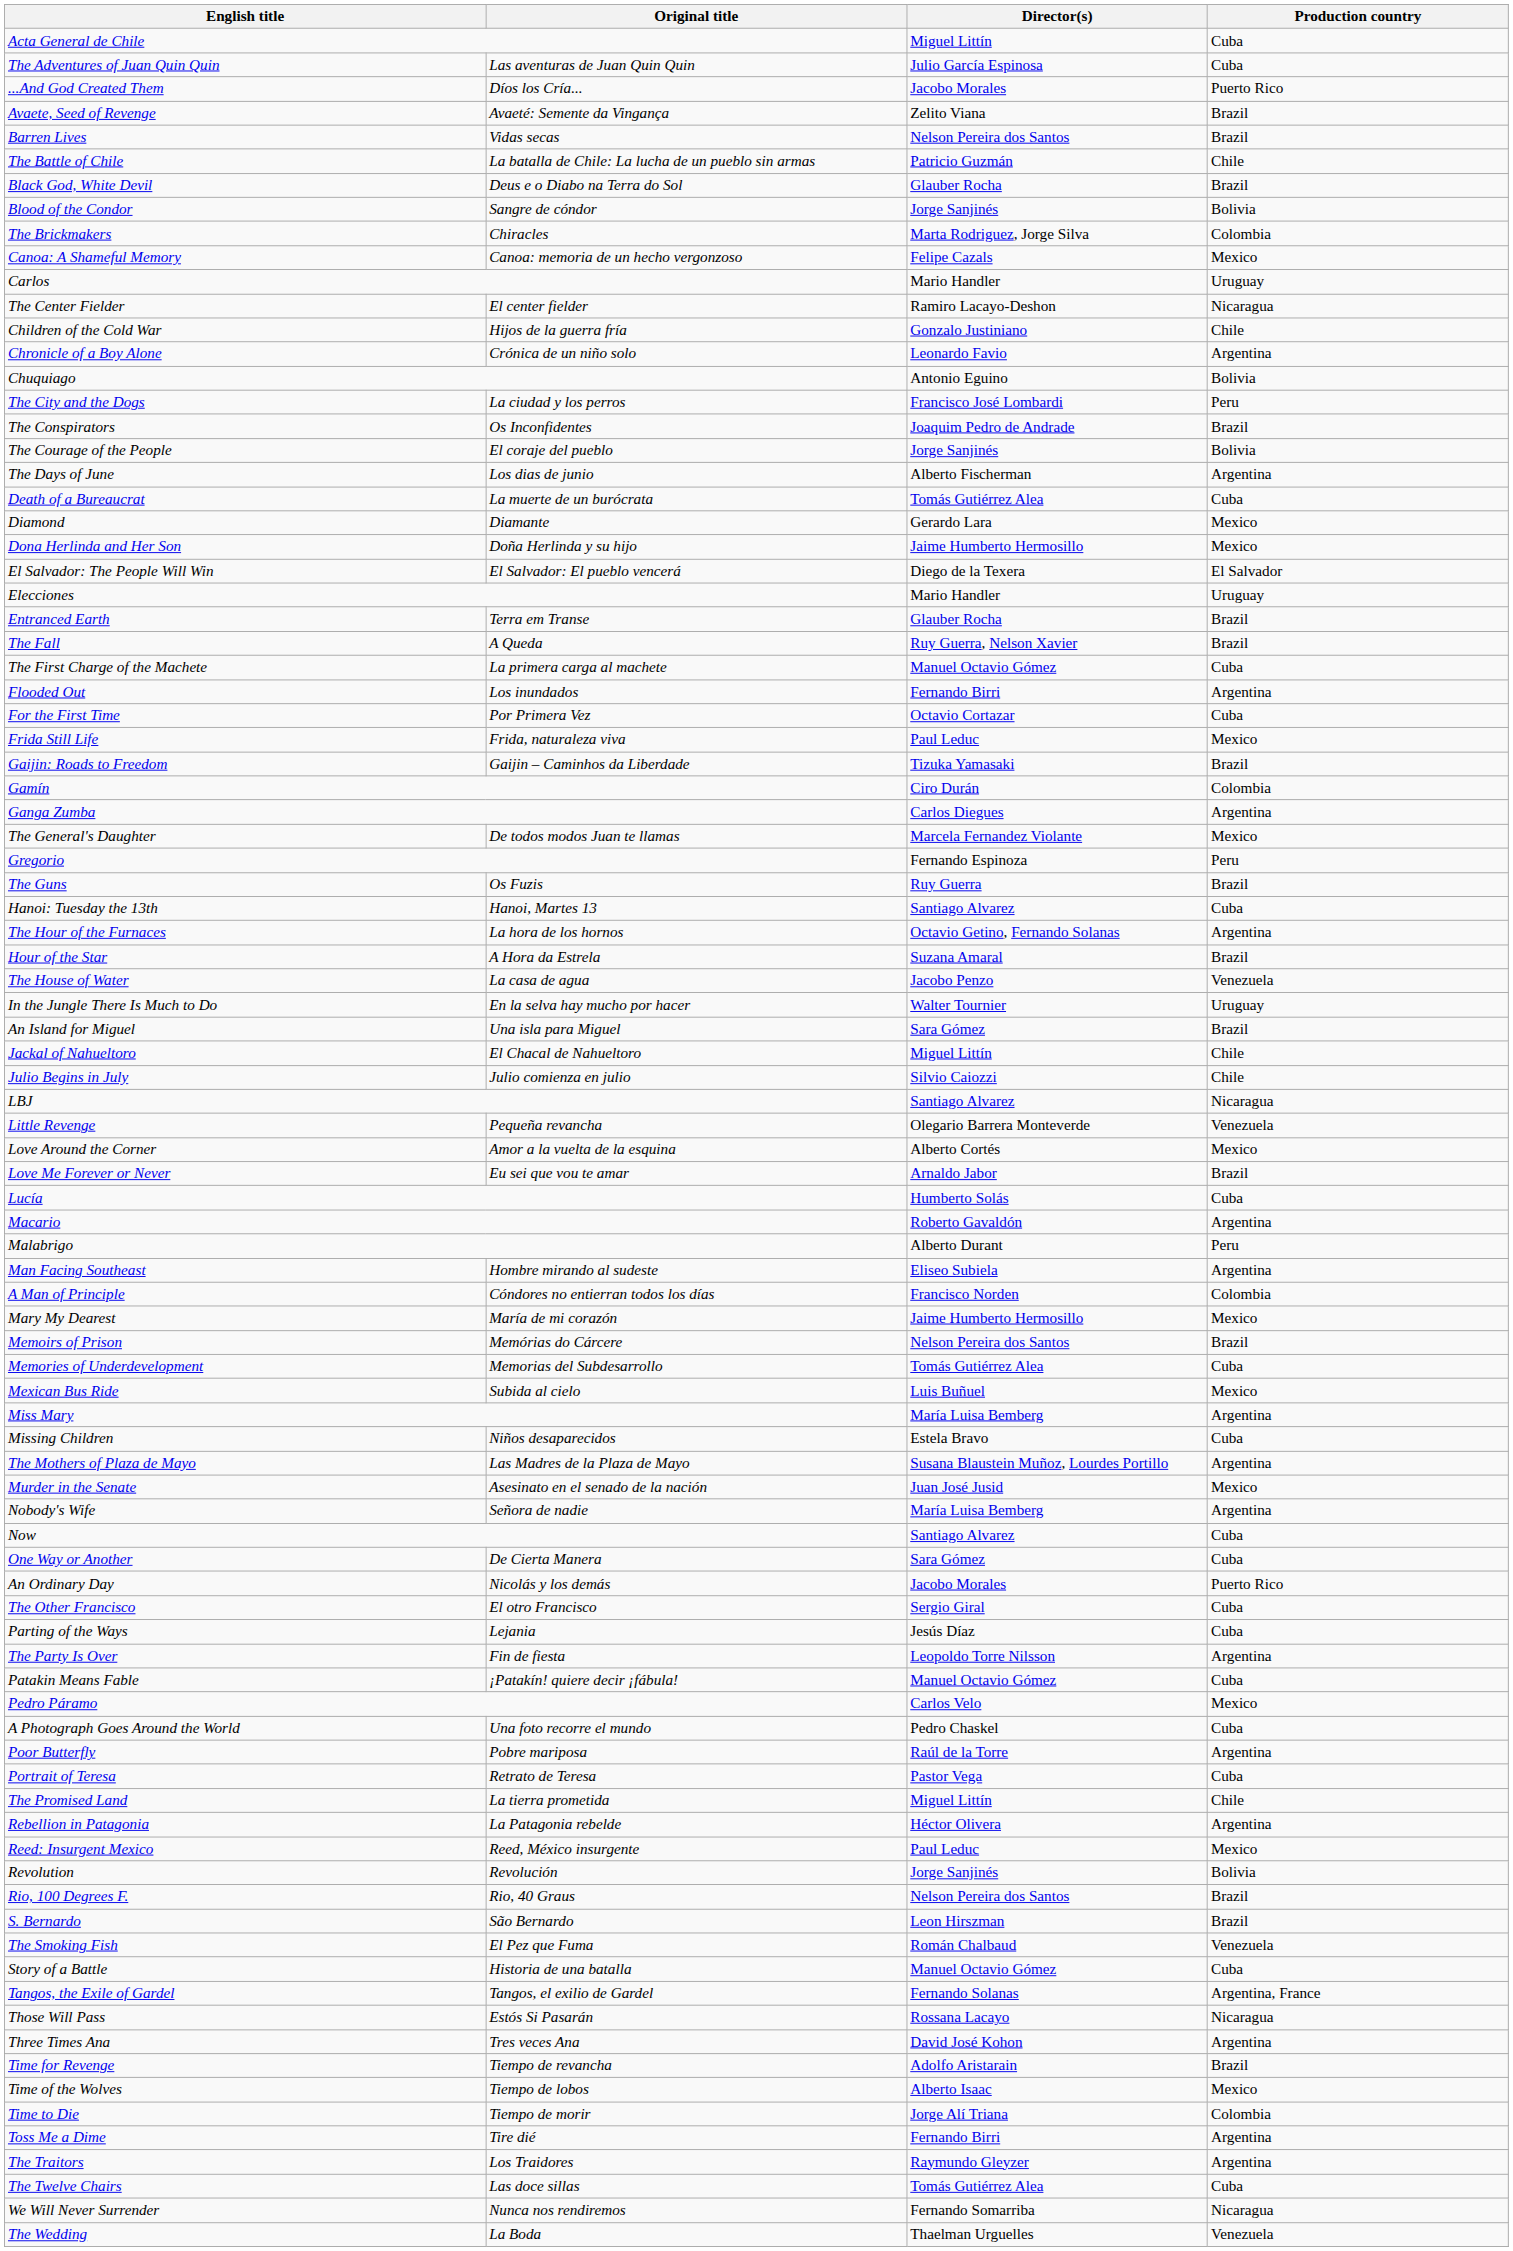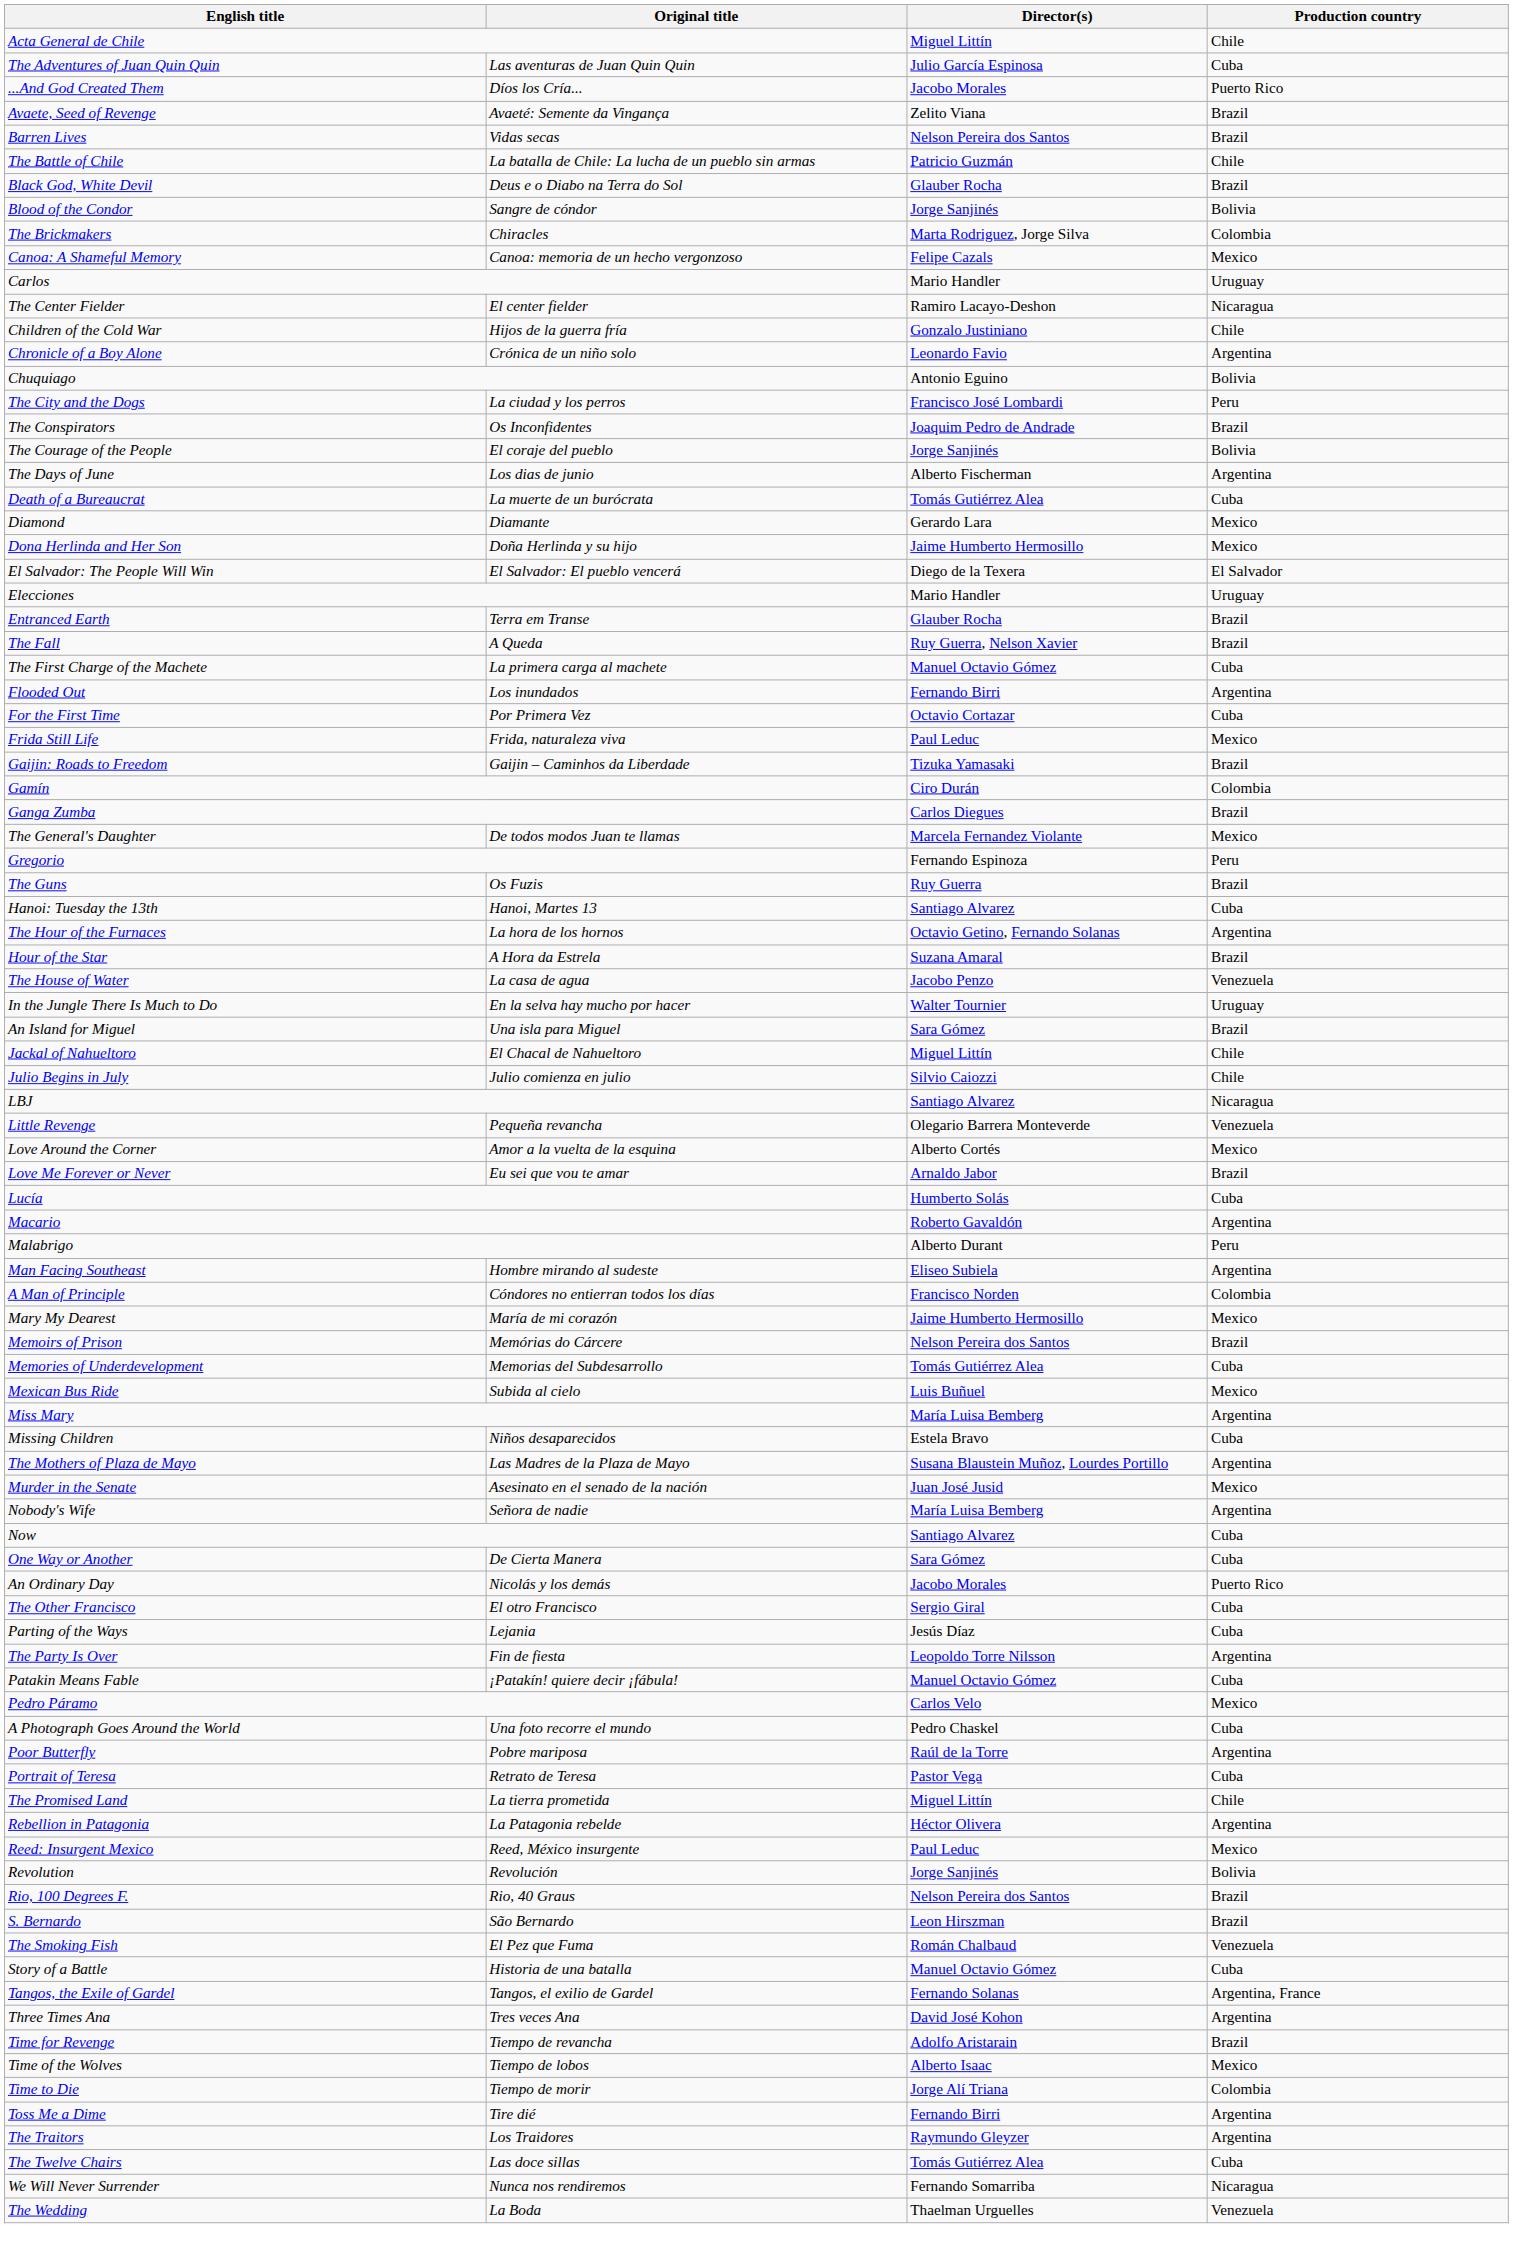(1227, 40) Cuba -> (1228, 40) Chile
(1241, 812) Argentina -> (1230, 812) Brazil
- row: (57, 2017)
